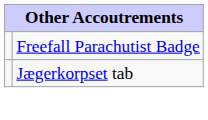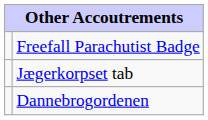+ row: (83, 100)
